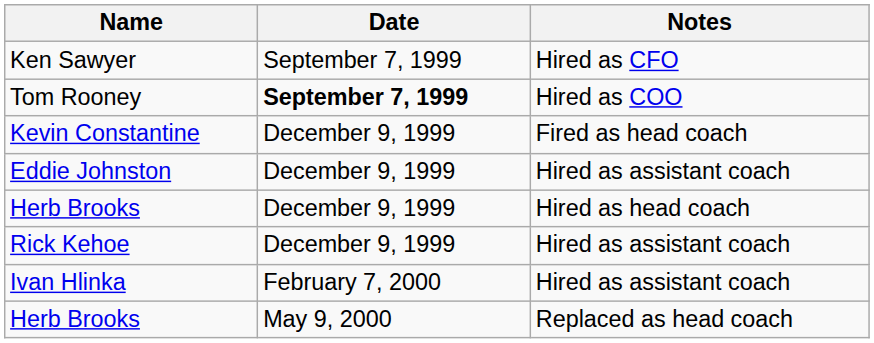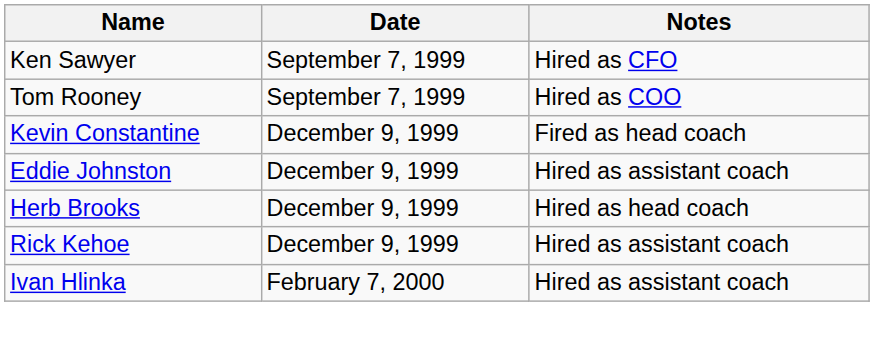(366, 97) bold -> (366, 97) normal
- row: (75, 319)
